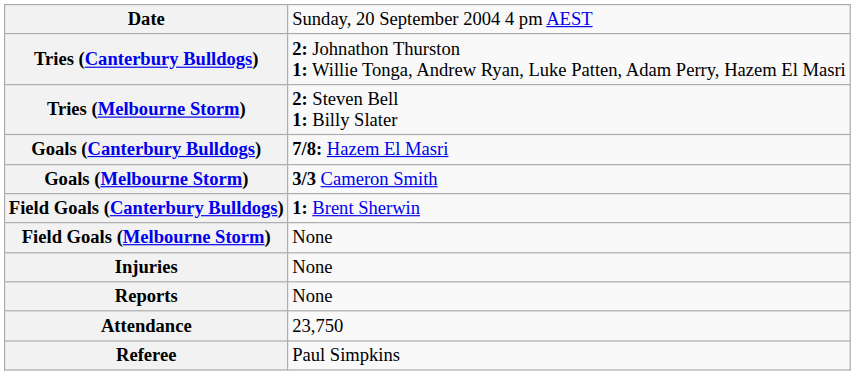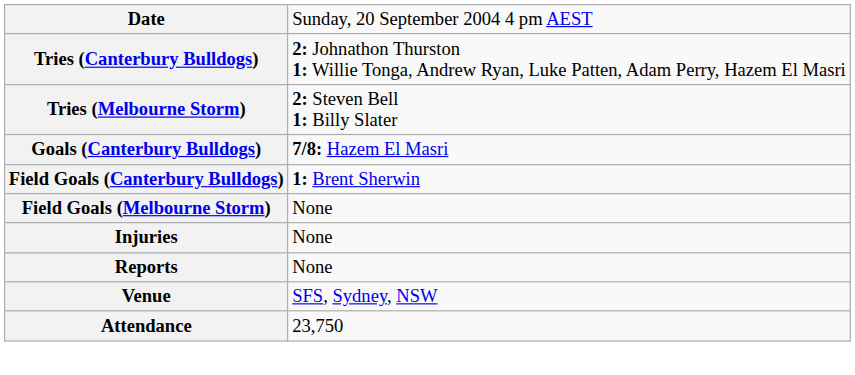- row: (146, 178)
+ row: (146, 296)
- row: (146, 355)
